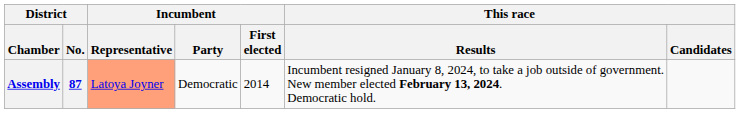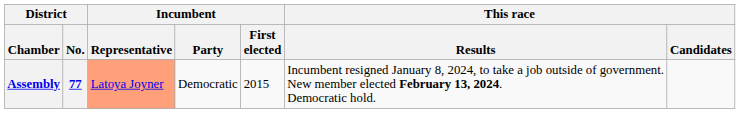(75, 84) 87 -> (75, 84) 77
(256, 84) 2014 -> (256, 84) 2015
